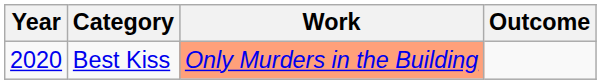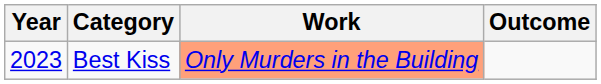(36, 60) 2020 -> (36, 60) 2023
